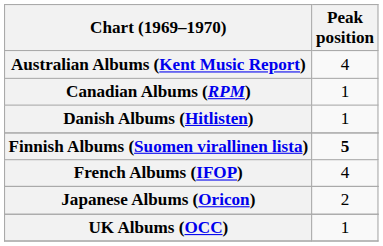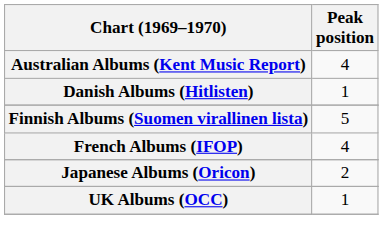- row: (158, 91)
(345, 145) bold -> (345, 118) normal
